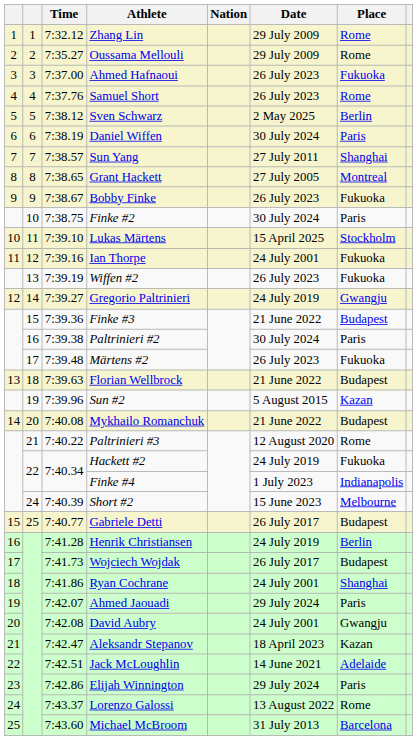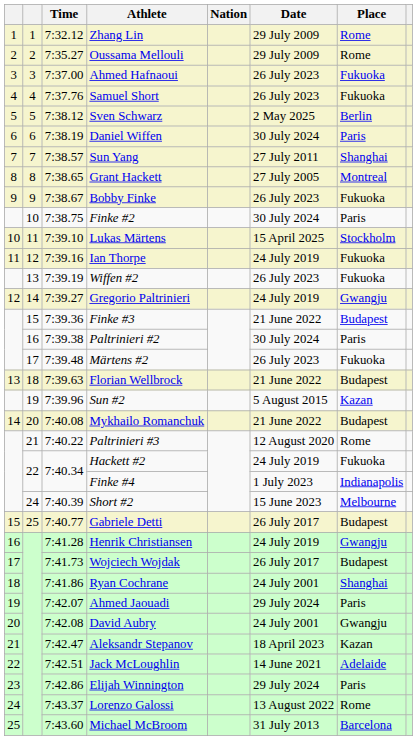(355, 95) Rome -> (362, 95) Fukuoka
(286, 258) 24 July 2001 -> (286, 258) 24 July 2019
(356, 542) Berlin -> (363, 542) Gwangju
